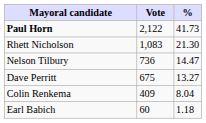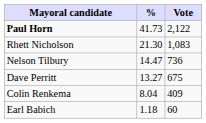columns swapped: (155, 12) <-> (188, 12)
